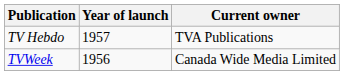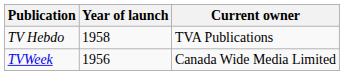(96, 37) 1957 -> (96, 37) 1958
